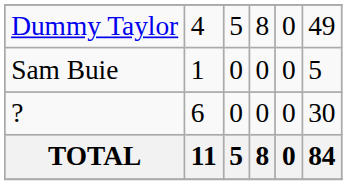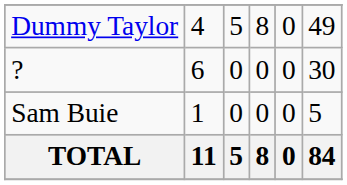rows swapped: (65, 69) <-> (17, 112)
